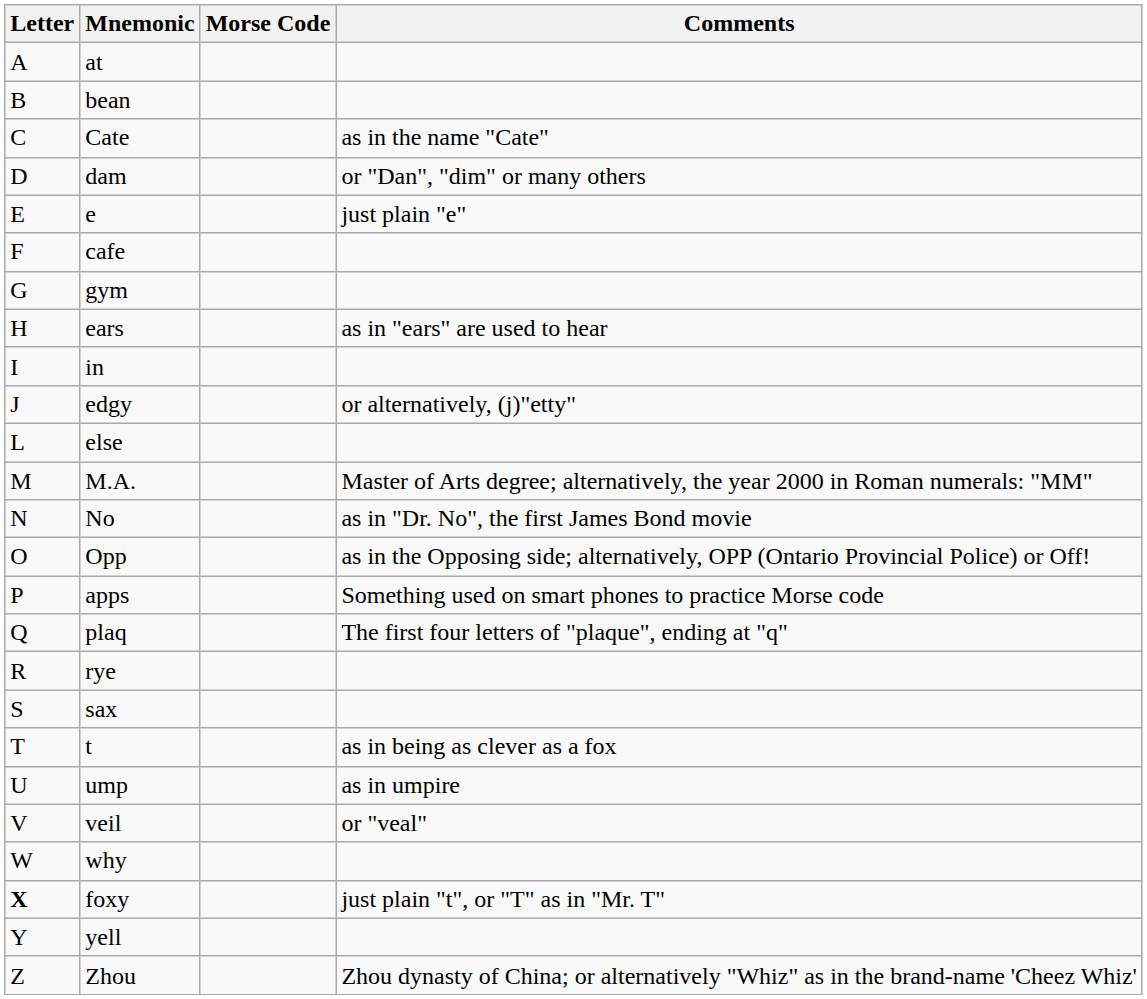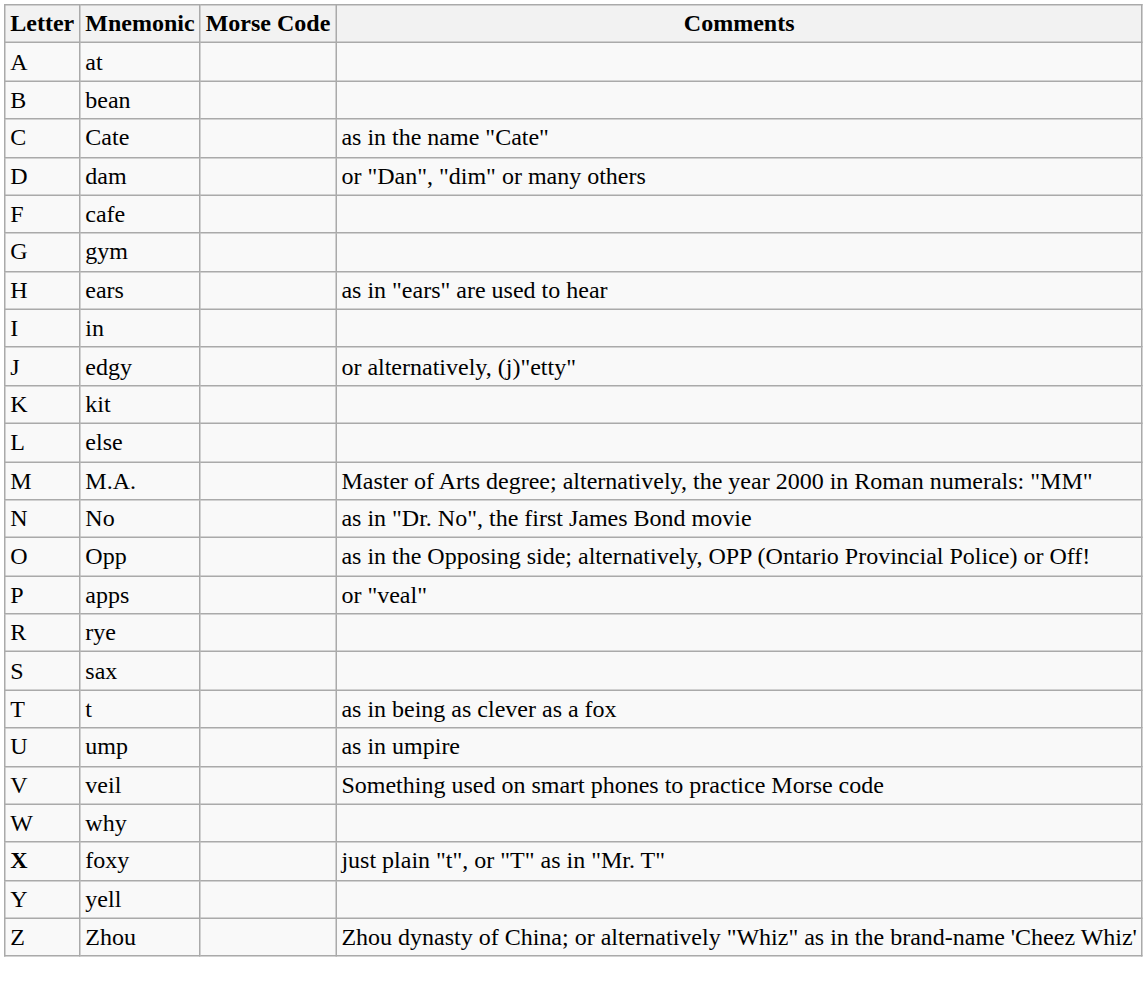- row: (91, 213)
+ row: (98, 404)
(613, 594) Something used on smart phones to practice Morse code -> (384, 594) or "veal"
- row: (106, 632)
(384, 822) or "veal" -> (613, 784) Something used on smart phones to practice Morse code
